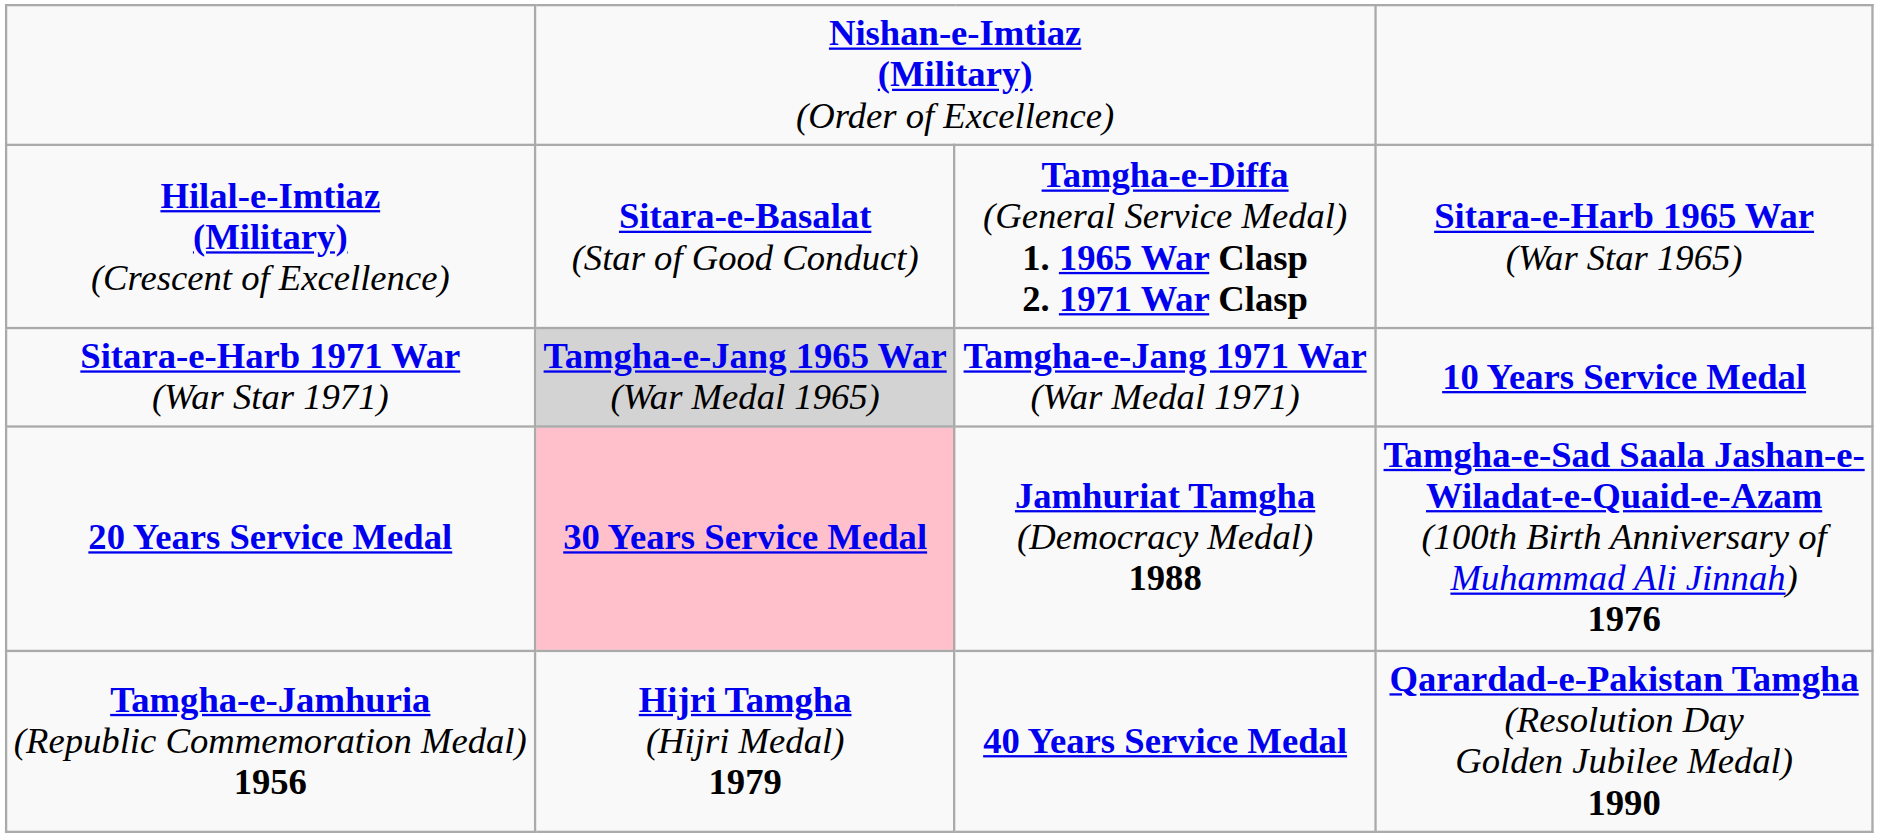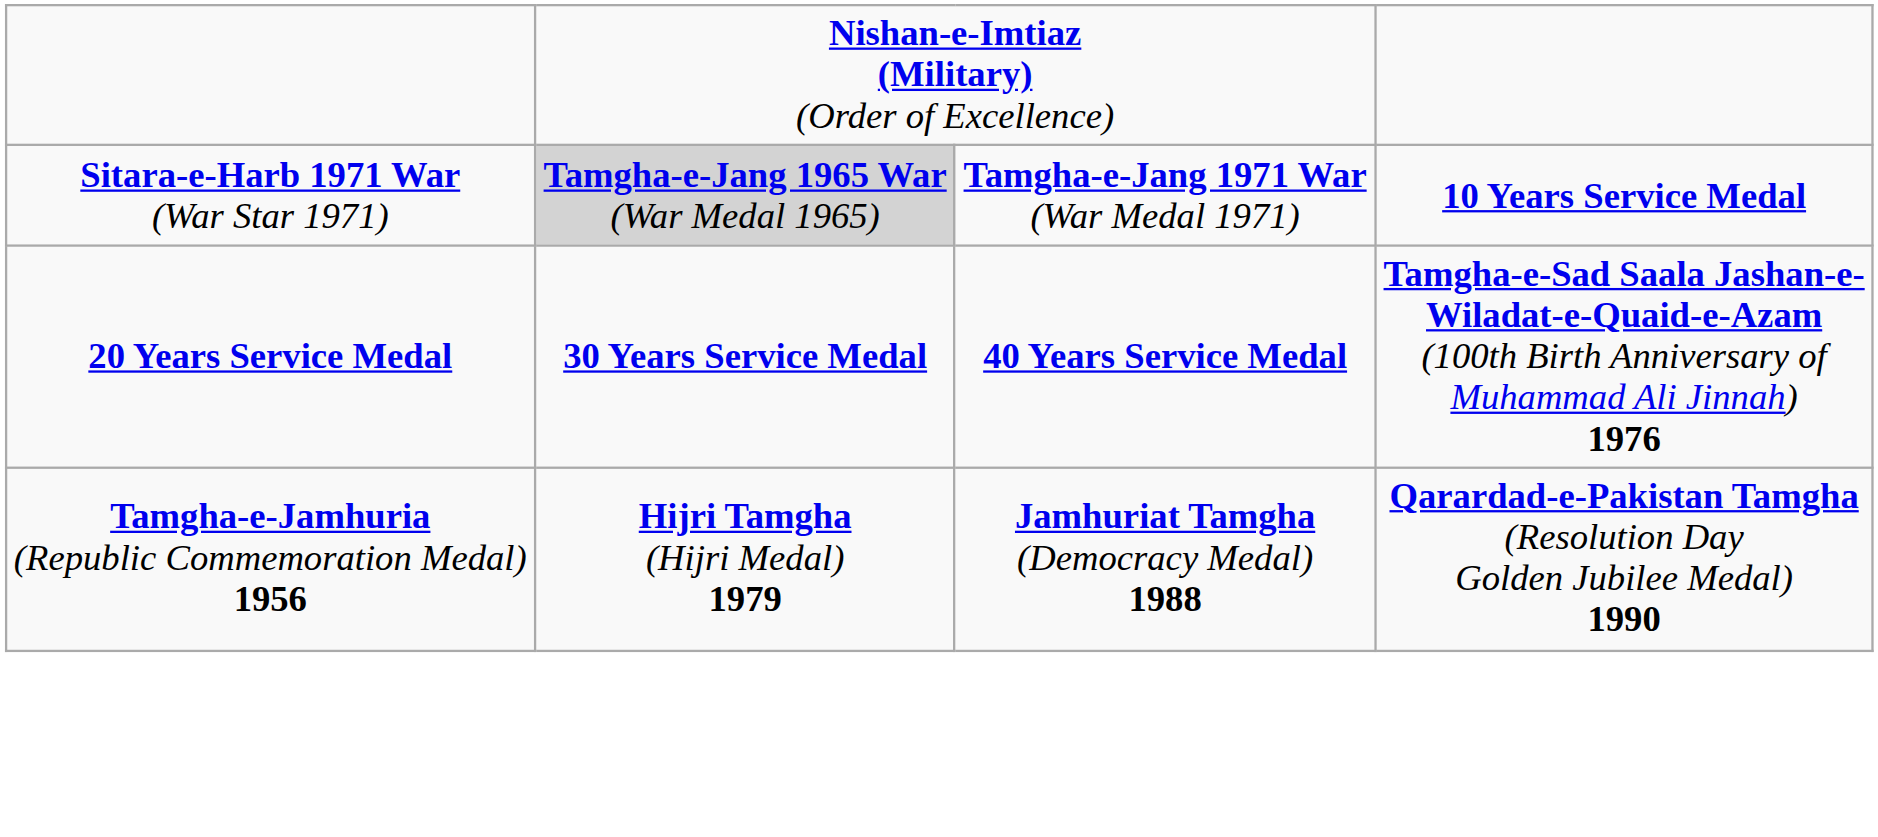- row: (270, 235)
(745, 537) pink background -> (745, 355) no background
(1165, 537) Jamhuriat Tamgha (Democracy Medal) 1988 -> (1165, 355) 40 Years Service Medal
(1165, 740) 40 Years Service Medal -> (1165, 558) Jamhuriat Tamgha (Democracy Medal) 1988
